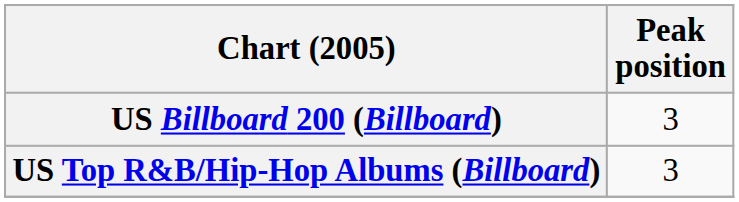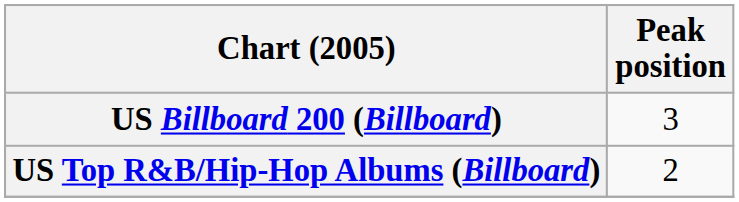(671, 170) 3 -> (671, 170) 2
